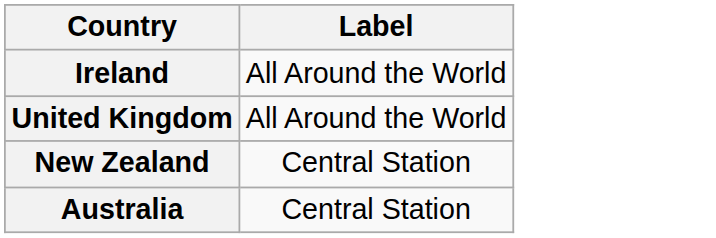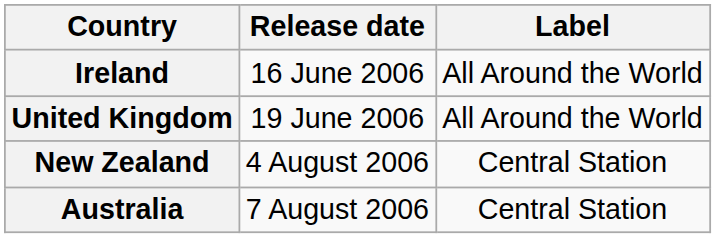+ column: (337, 27)
